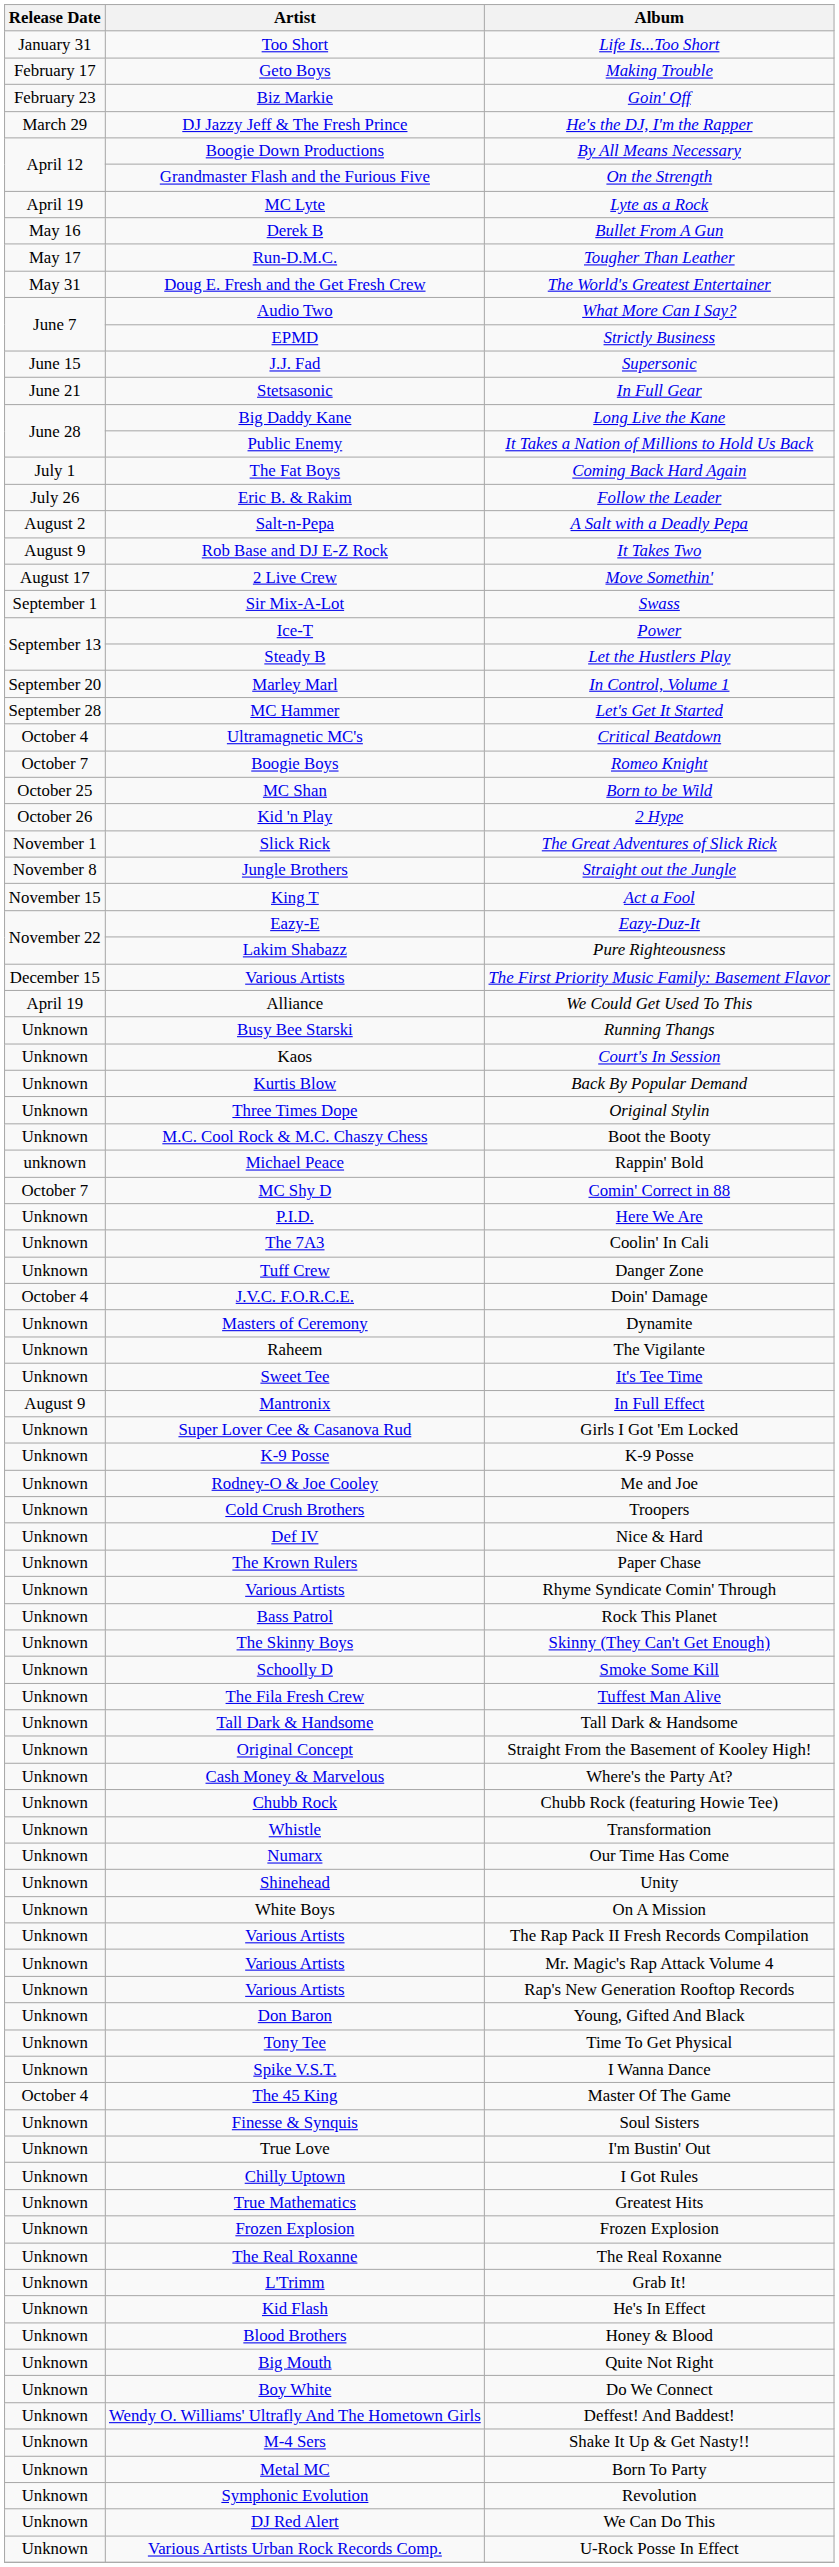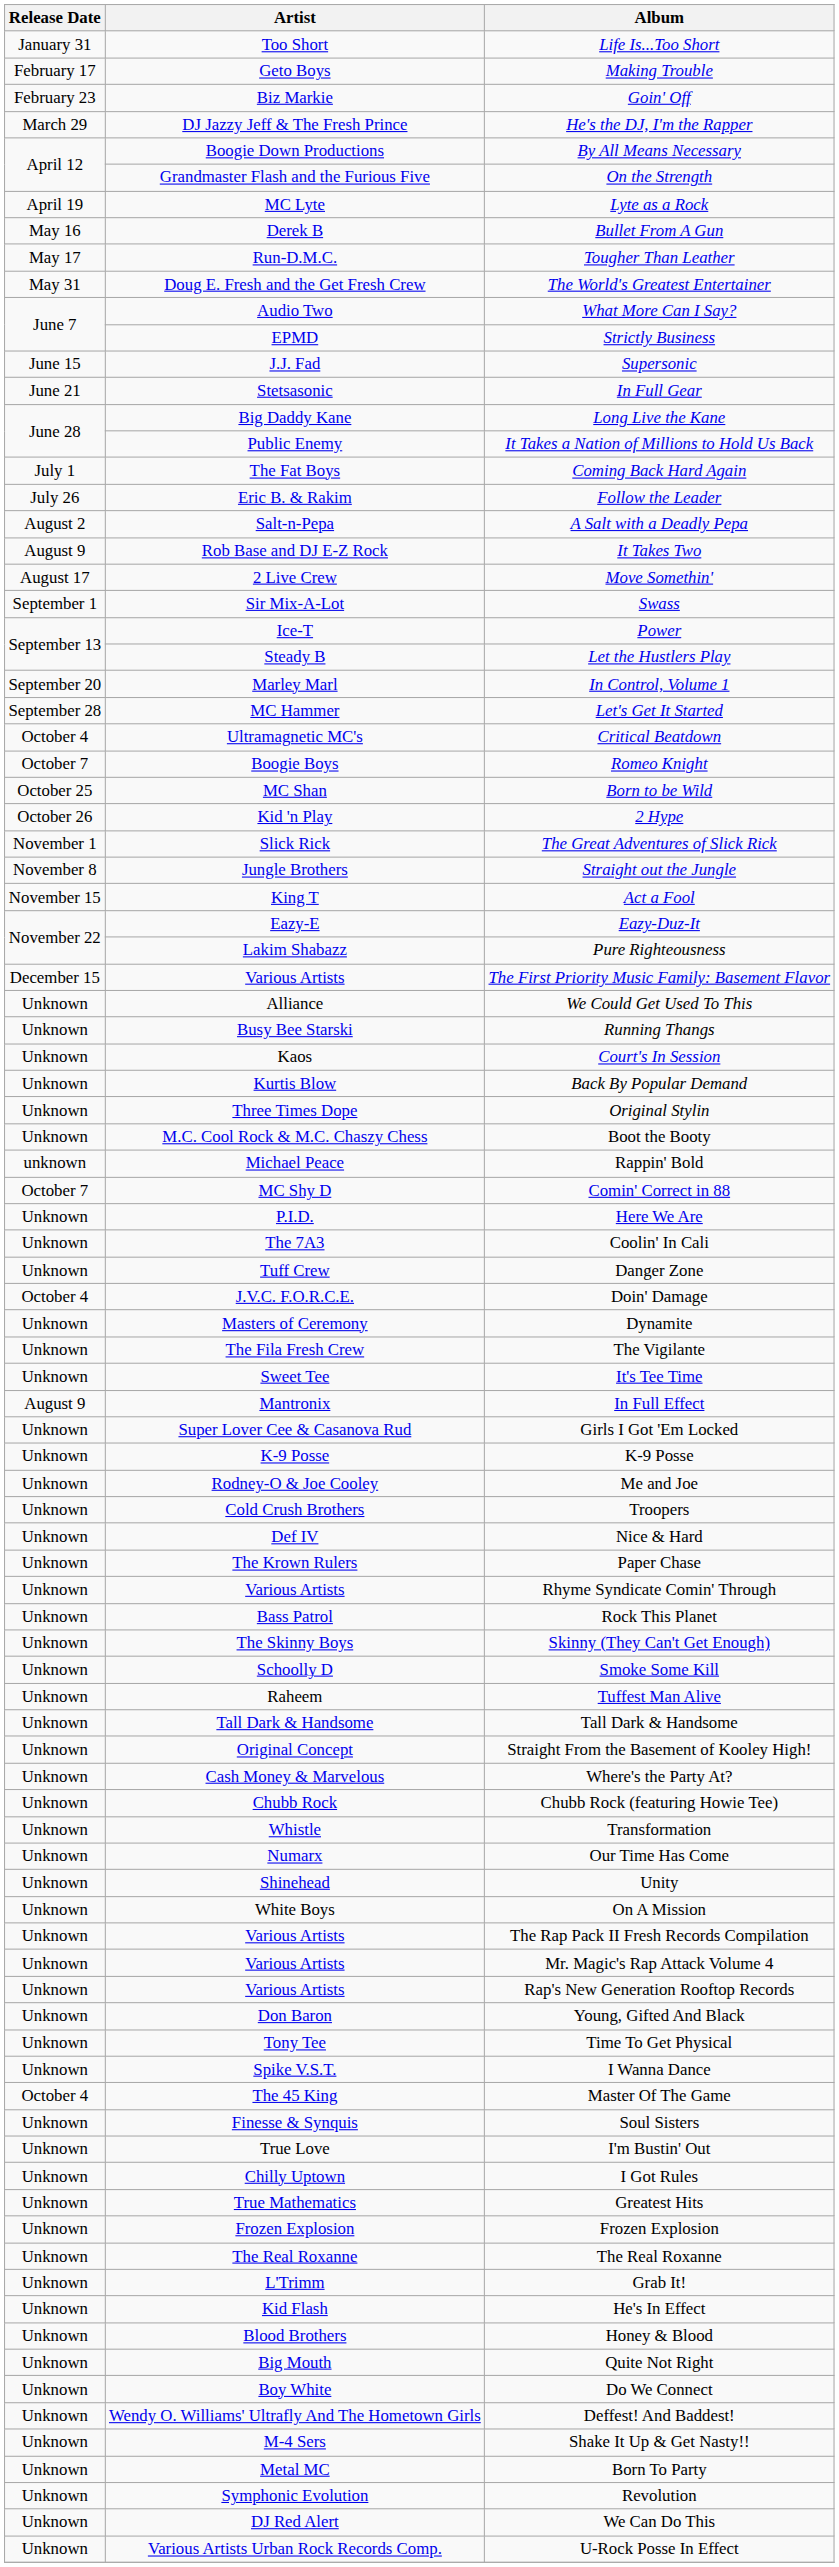(55, 1003) April 19 -> (55, 1003) Unknown
(295, 1350) Raheem -> (295, 1350) The Fila Fresh Crew
(295, 1696) The Fila Fresh Crew -> (295, 1696) Raheem
